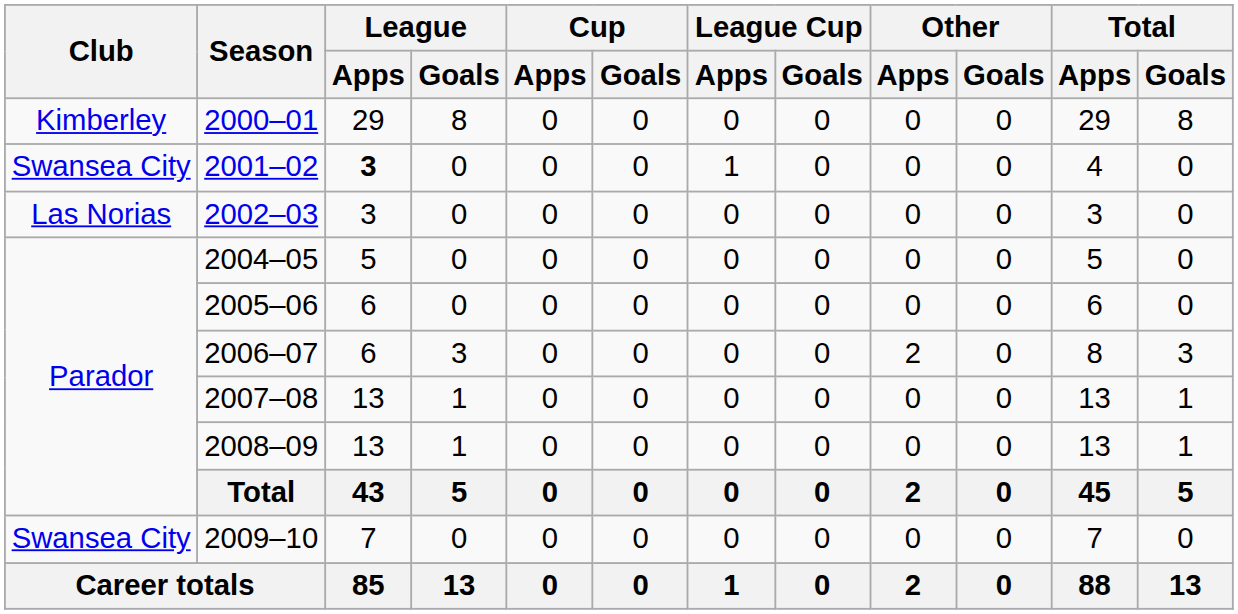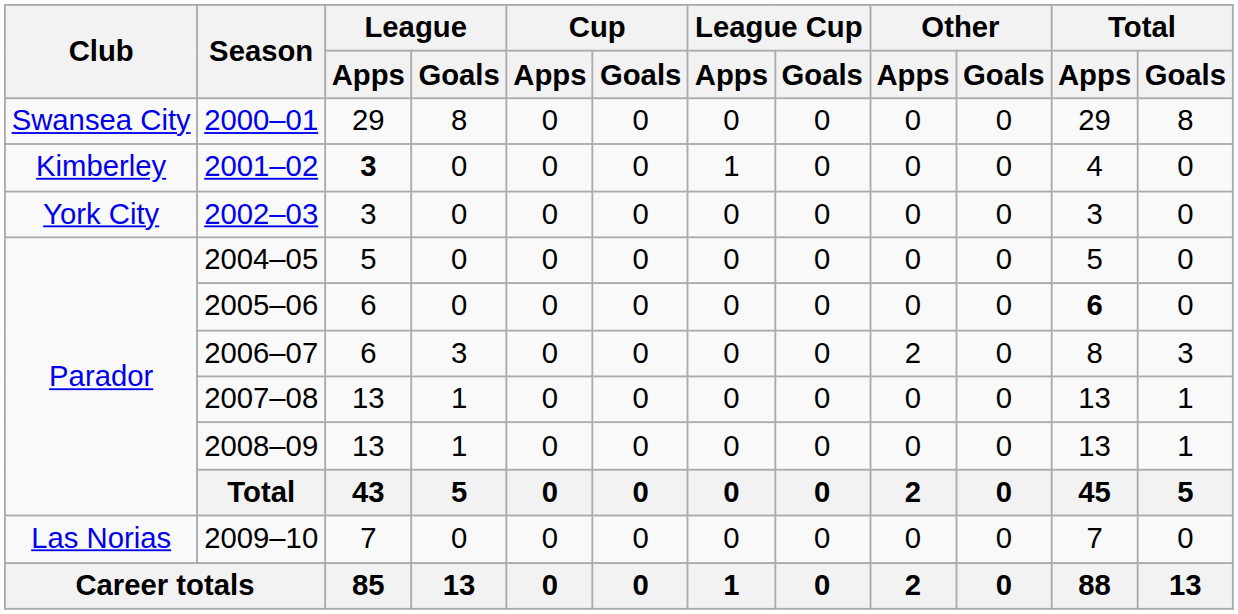(101, 120) Kimberley -> (101, 120) Swansea City
(101, 167) Swansea City -> (101, 167) Kimberley
(101, 213) Las Norias -> (101, 213) York City
(1095, 306) normal -> (1095, 306) bold
(101, 538) Swansea City -> (101, 538) Las Norias
